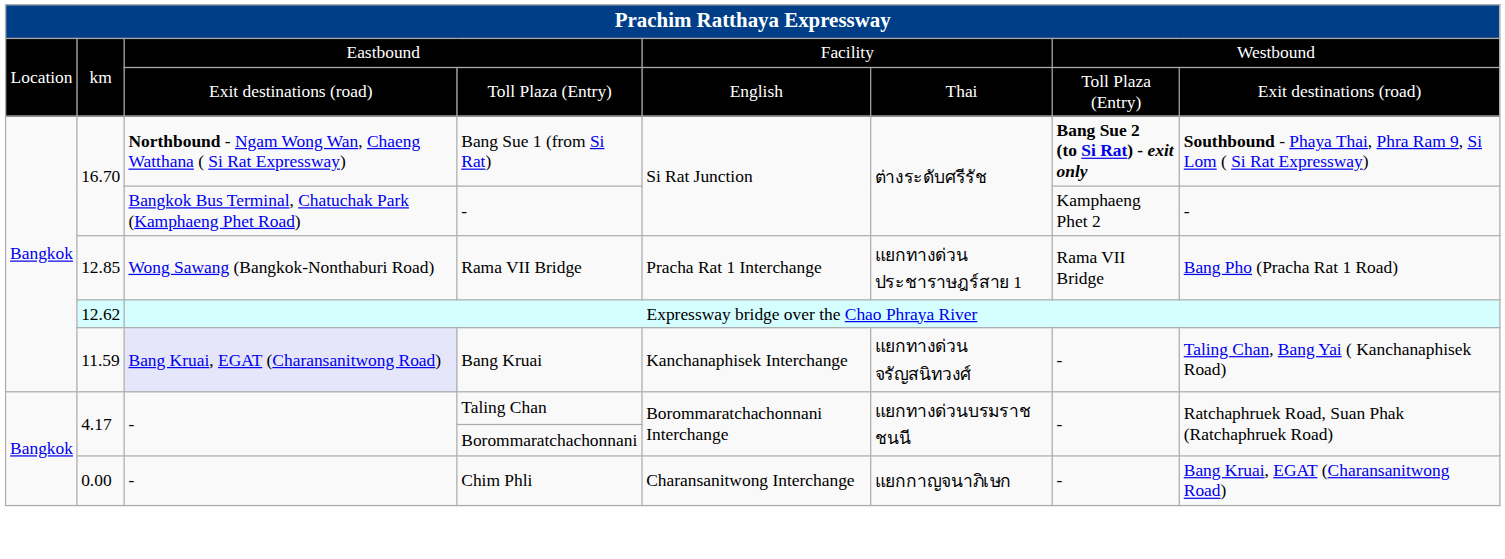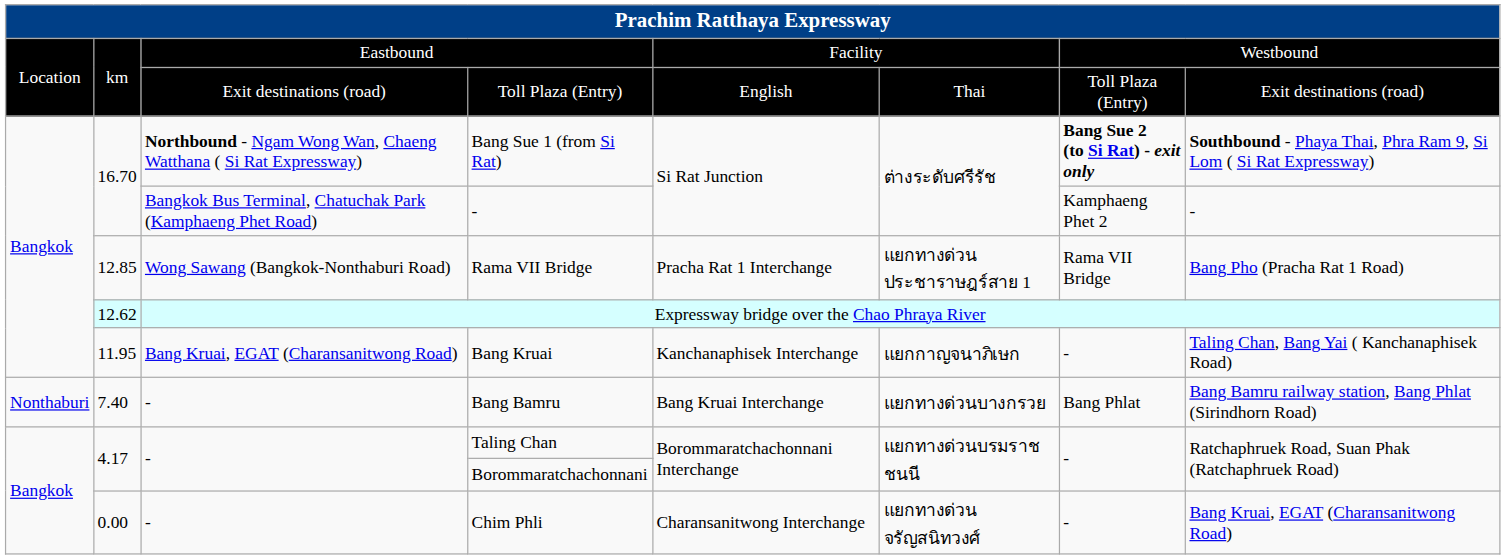(100, 360) 11.59 -> (117, 353) 11.95
(285, 360) lavender background -> (301, 353) no background
(923, 361) แยกทางด่วนจรัญสนิทวงศ์ -> (952, 354) แยกกาญจนาภิเษก
+ row: (516, 402)
(943, 481) แยกกาญจนาภิเษก -> (932, 524) แยกทางด่วนจรัญสนิทวงศ์
